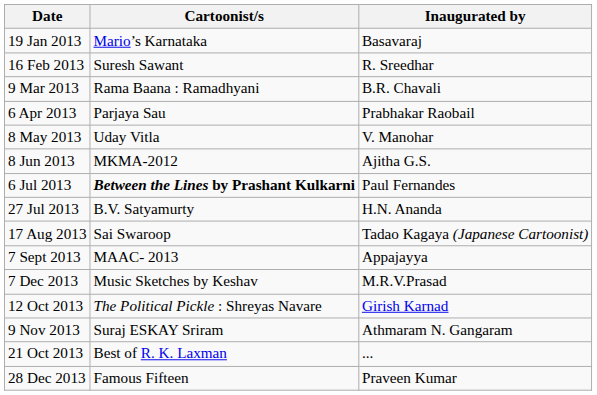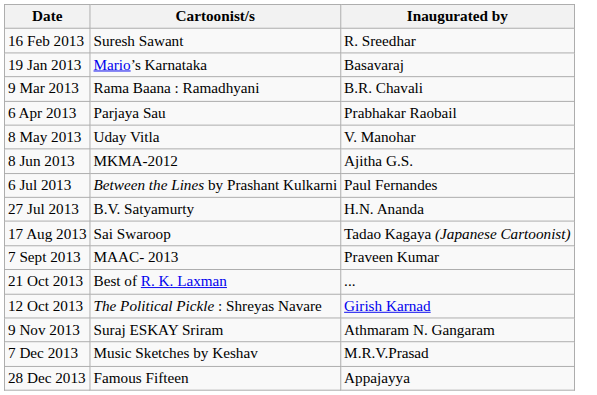rows swapped: (45, 40) <-> (46, 64)
(224, 185) bold -> (215, 185) normal
(395, 257) Appajayya -> (392, 257) Praveen Kumar
rows swapped: (46, 354) <-> (43, 281)
(409, 378) Praveen Kumar -> (377, 378) Appajayya
